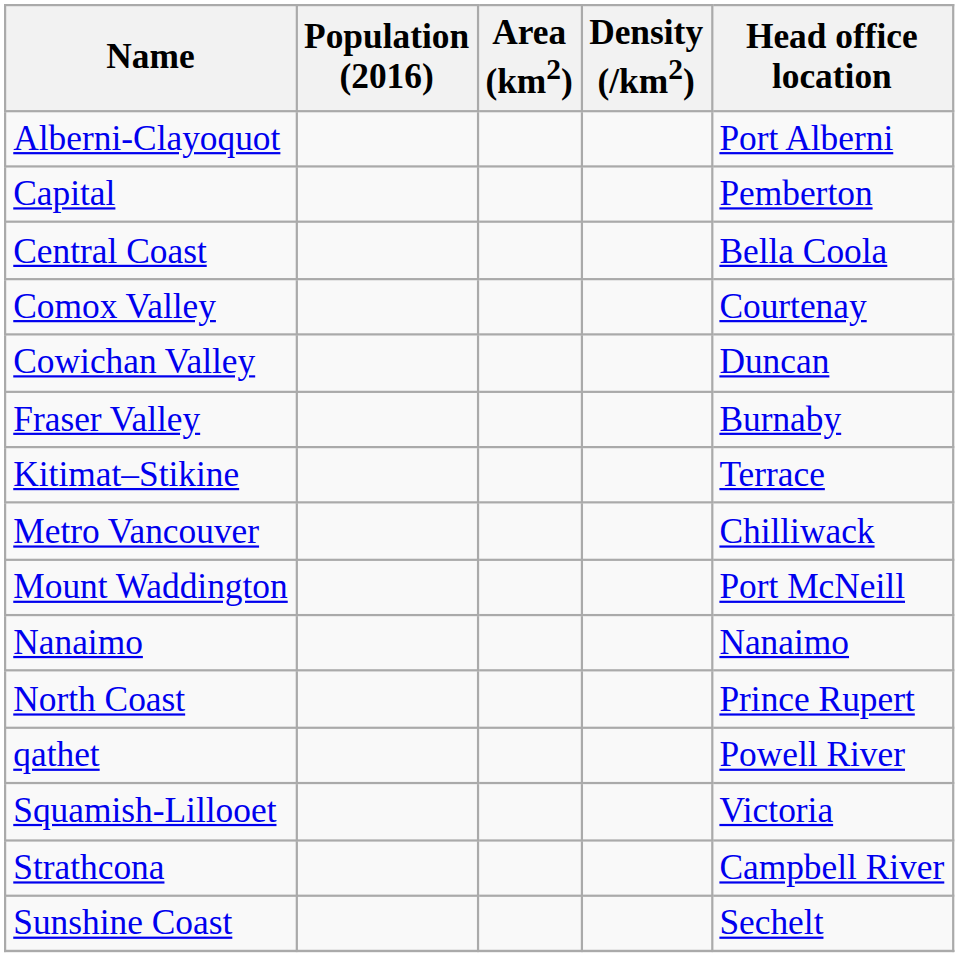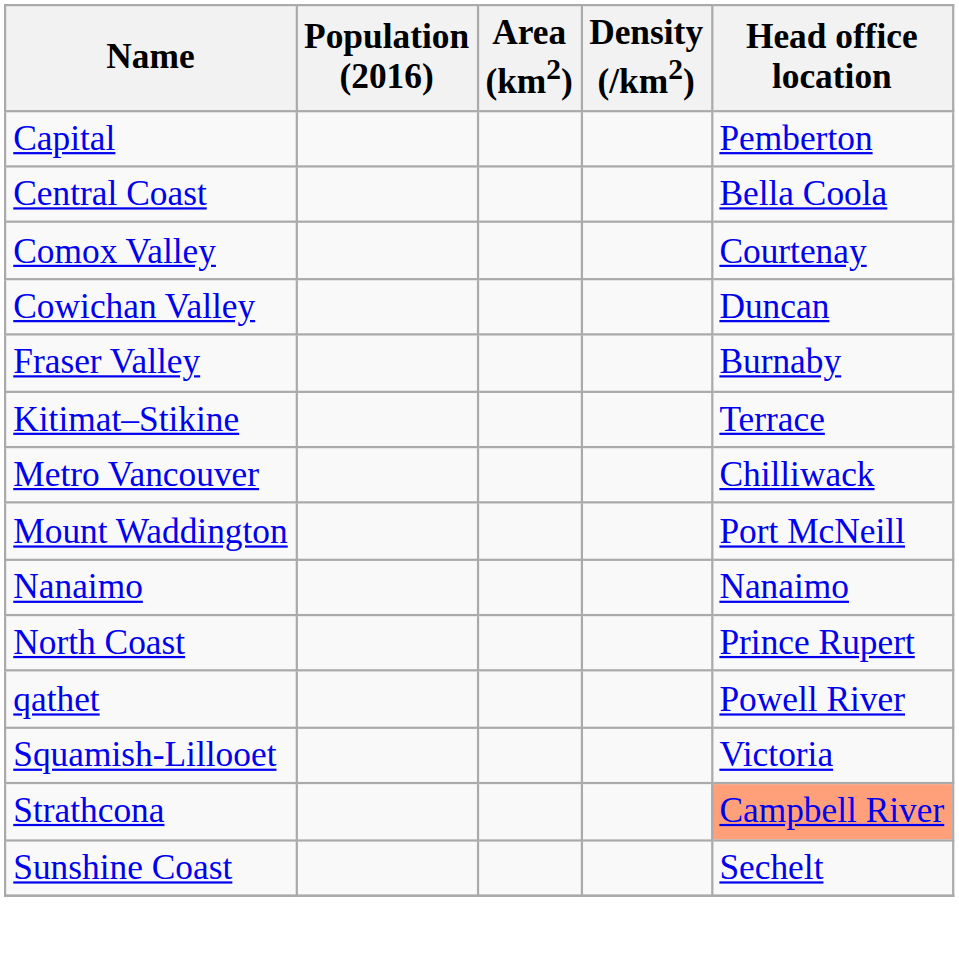- row: (147, 137)
(832, 866) no background -> (832, 810) lightsalmon background
